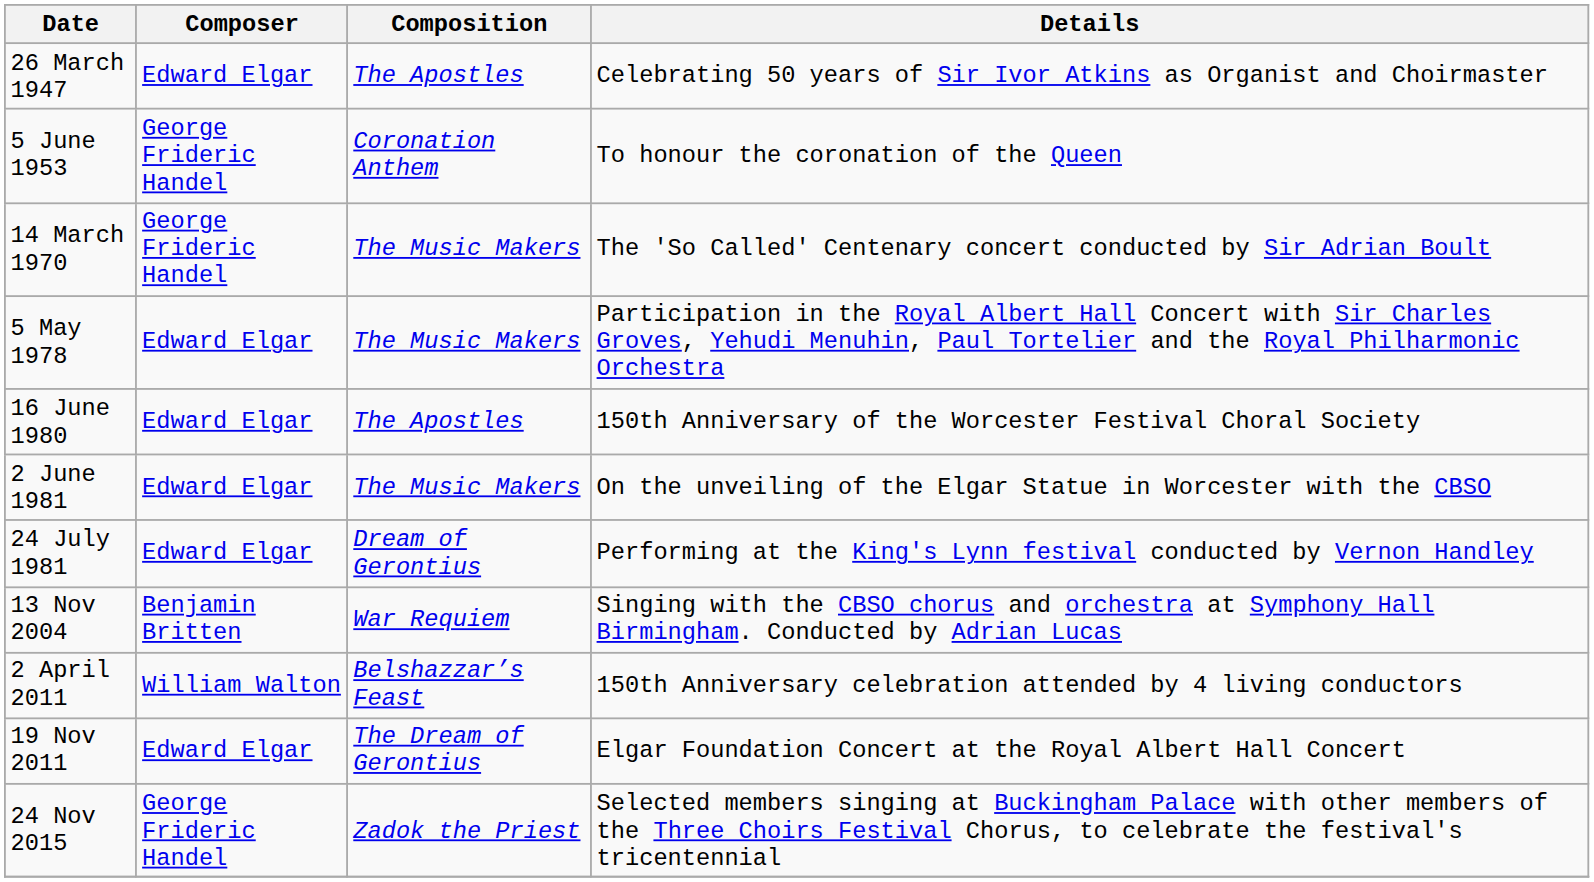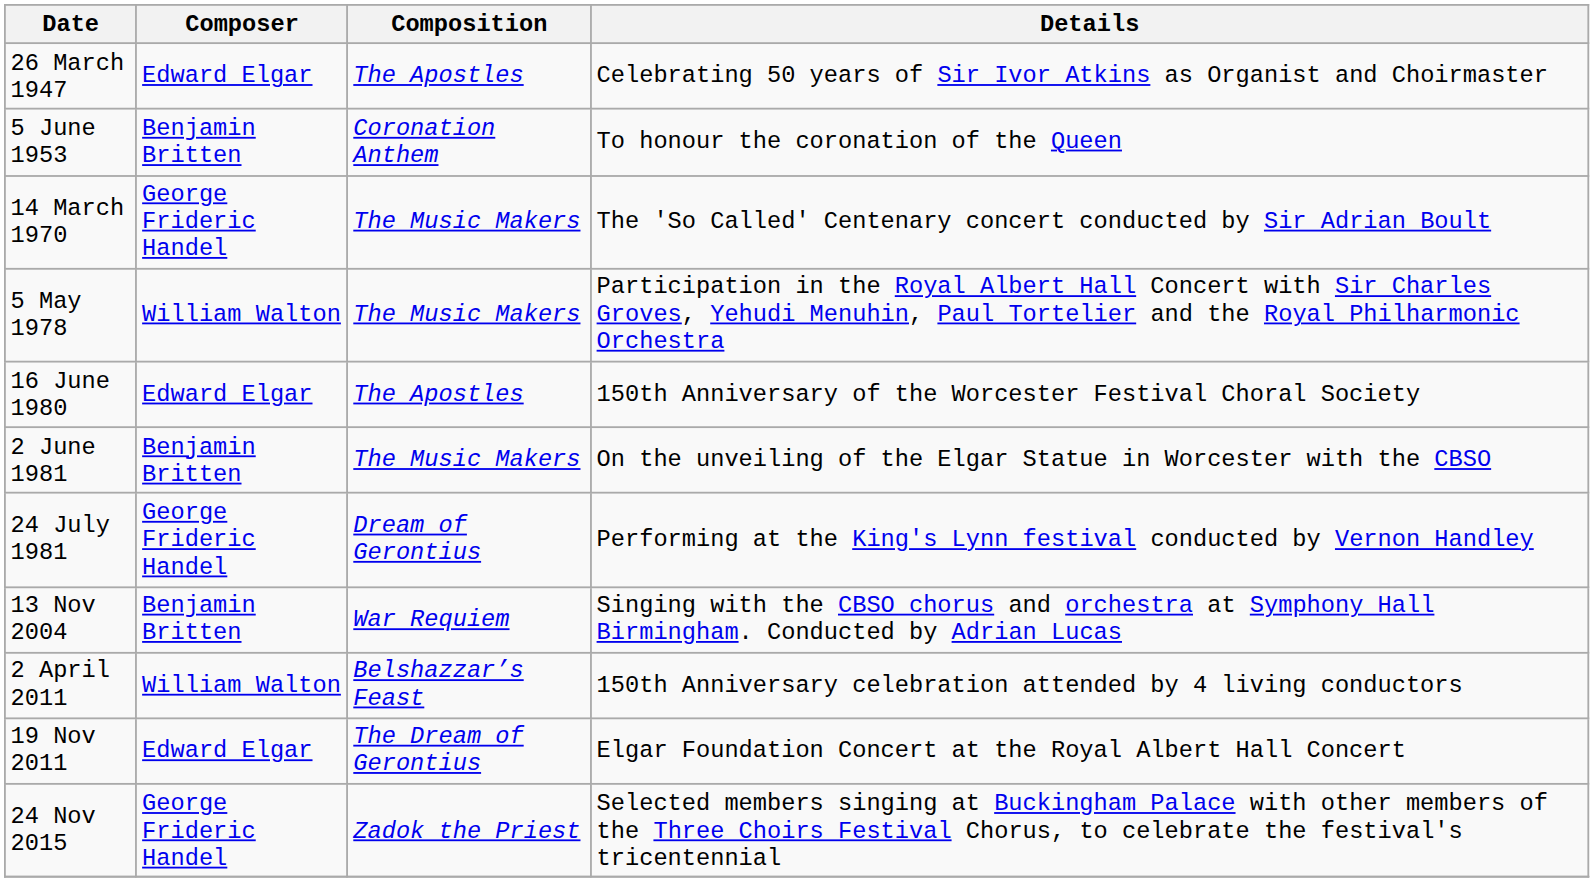(199, 156) George Frideric Handel -> (199, 142) Benjamin Britten
(227, 342) Edward Elgar -> (242, 315) William Walton
(227, 488) Edward Elgar -> (199, 460) Benjamin Britten
(227, 553) Edward Elgar -> (199, 540) George Frideric Handel
